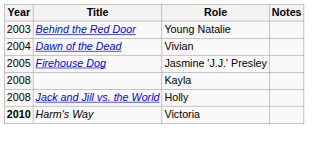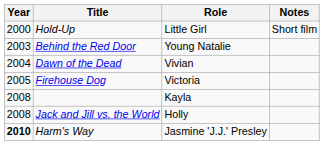+ row: (55, 30)
(216, 64) Jasmine 'J.J.' Presley -> (182, 81) Victoria
(182, 115) Victoria -> (216, 132) Jasmine 'J.J.' Presley
